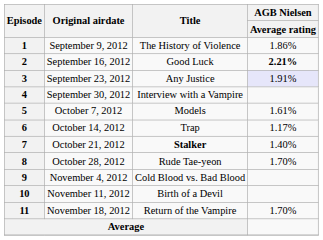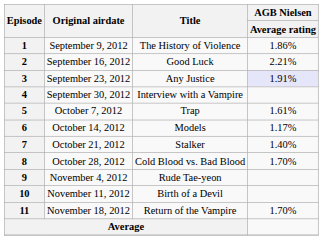(283, 62) bold -> (283, 62) normal
(190, 111) Models -> (190, 111) Trap
(190, 128) Trap -> (190, 128) Models
(190, 144) bold -> (190, 144) normal
(190, 161) Rude Tae-yeon -> (190, 161) Cold Blood vs. Bad Blood
(190, 177) Cold Blood vs. Bad Blood -> (190, 177) Rude Tae-yeon
